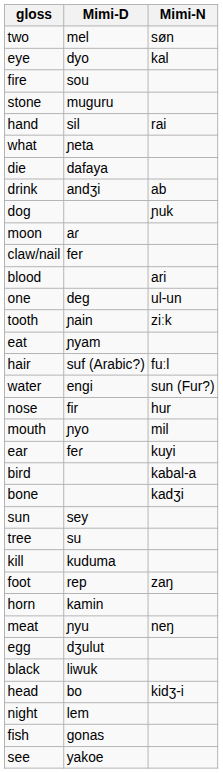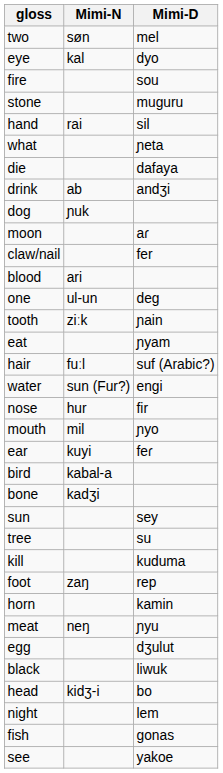columns swapped: (106, 15) <-> (183, 15)
